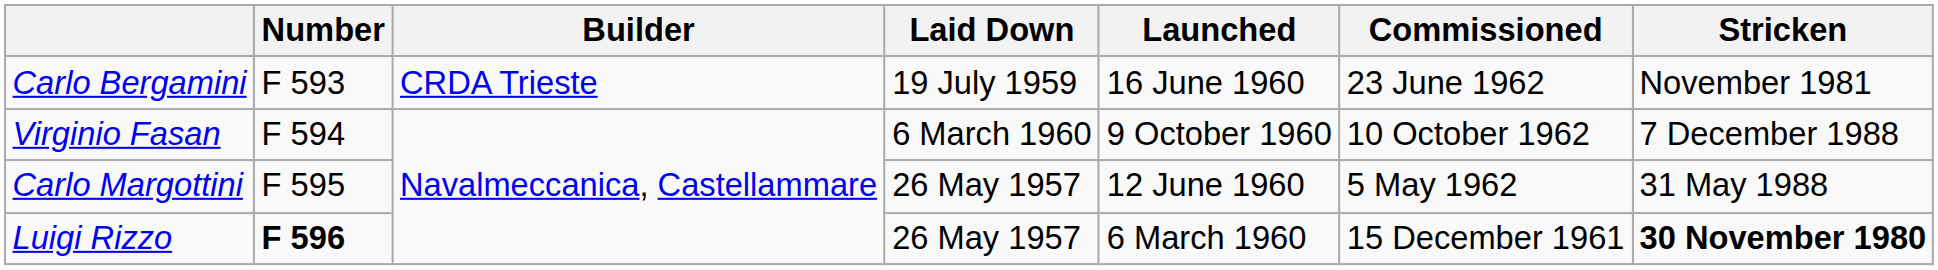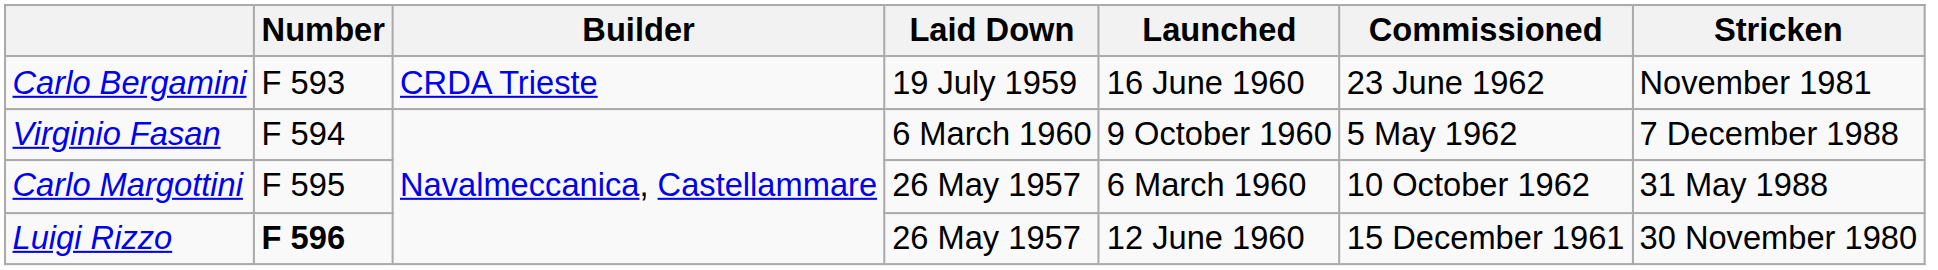(1468, 133) 10 October 1962 -> (1432, 133) 5 May 1962
(1206, 185) 12 June 1960 -> (1207, 185) 6 March 1960
(1432, 185) 5 May 1962 -> (1468, 185) 10 October 1962
(1207, 237) 6 March 1960 -> (1206, 237) 12 June 1960
(1783, 237) bold -> (1778, 237) normal
